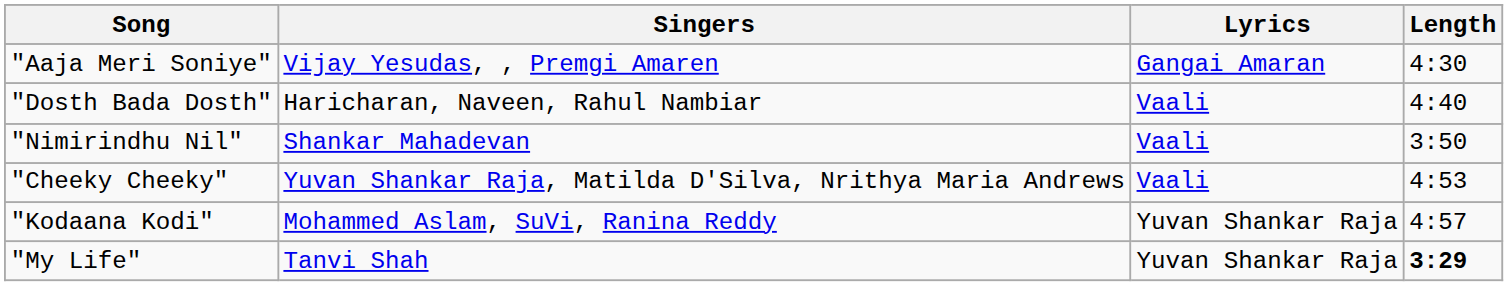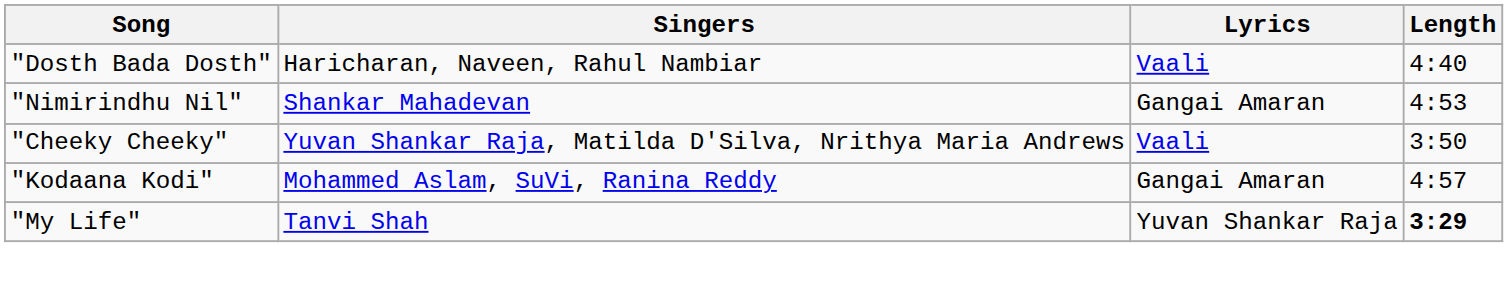- row: (141, 64)
(1173, 143) Vaali -> (1231, 103) Gangai Amaran
(1438, 143) 3:50 -> (1438, 103) 4:53
(1438, 182) 4:53 -> (1438, 143) 3:50
(1267, 222) Yuvan Shankar Raja -> (1231, 182) Gangai Amaran
